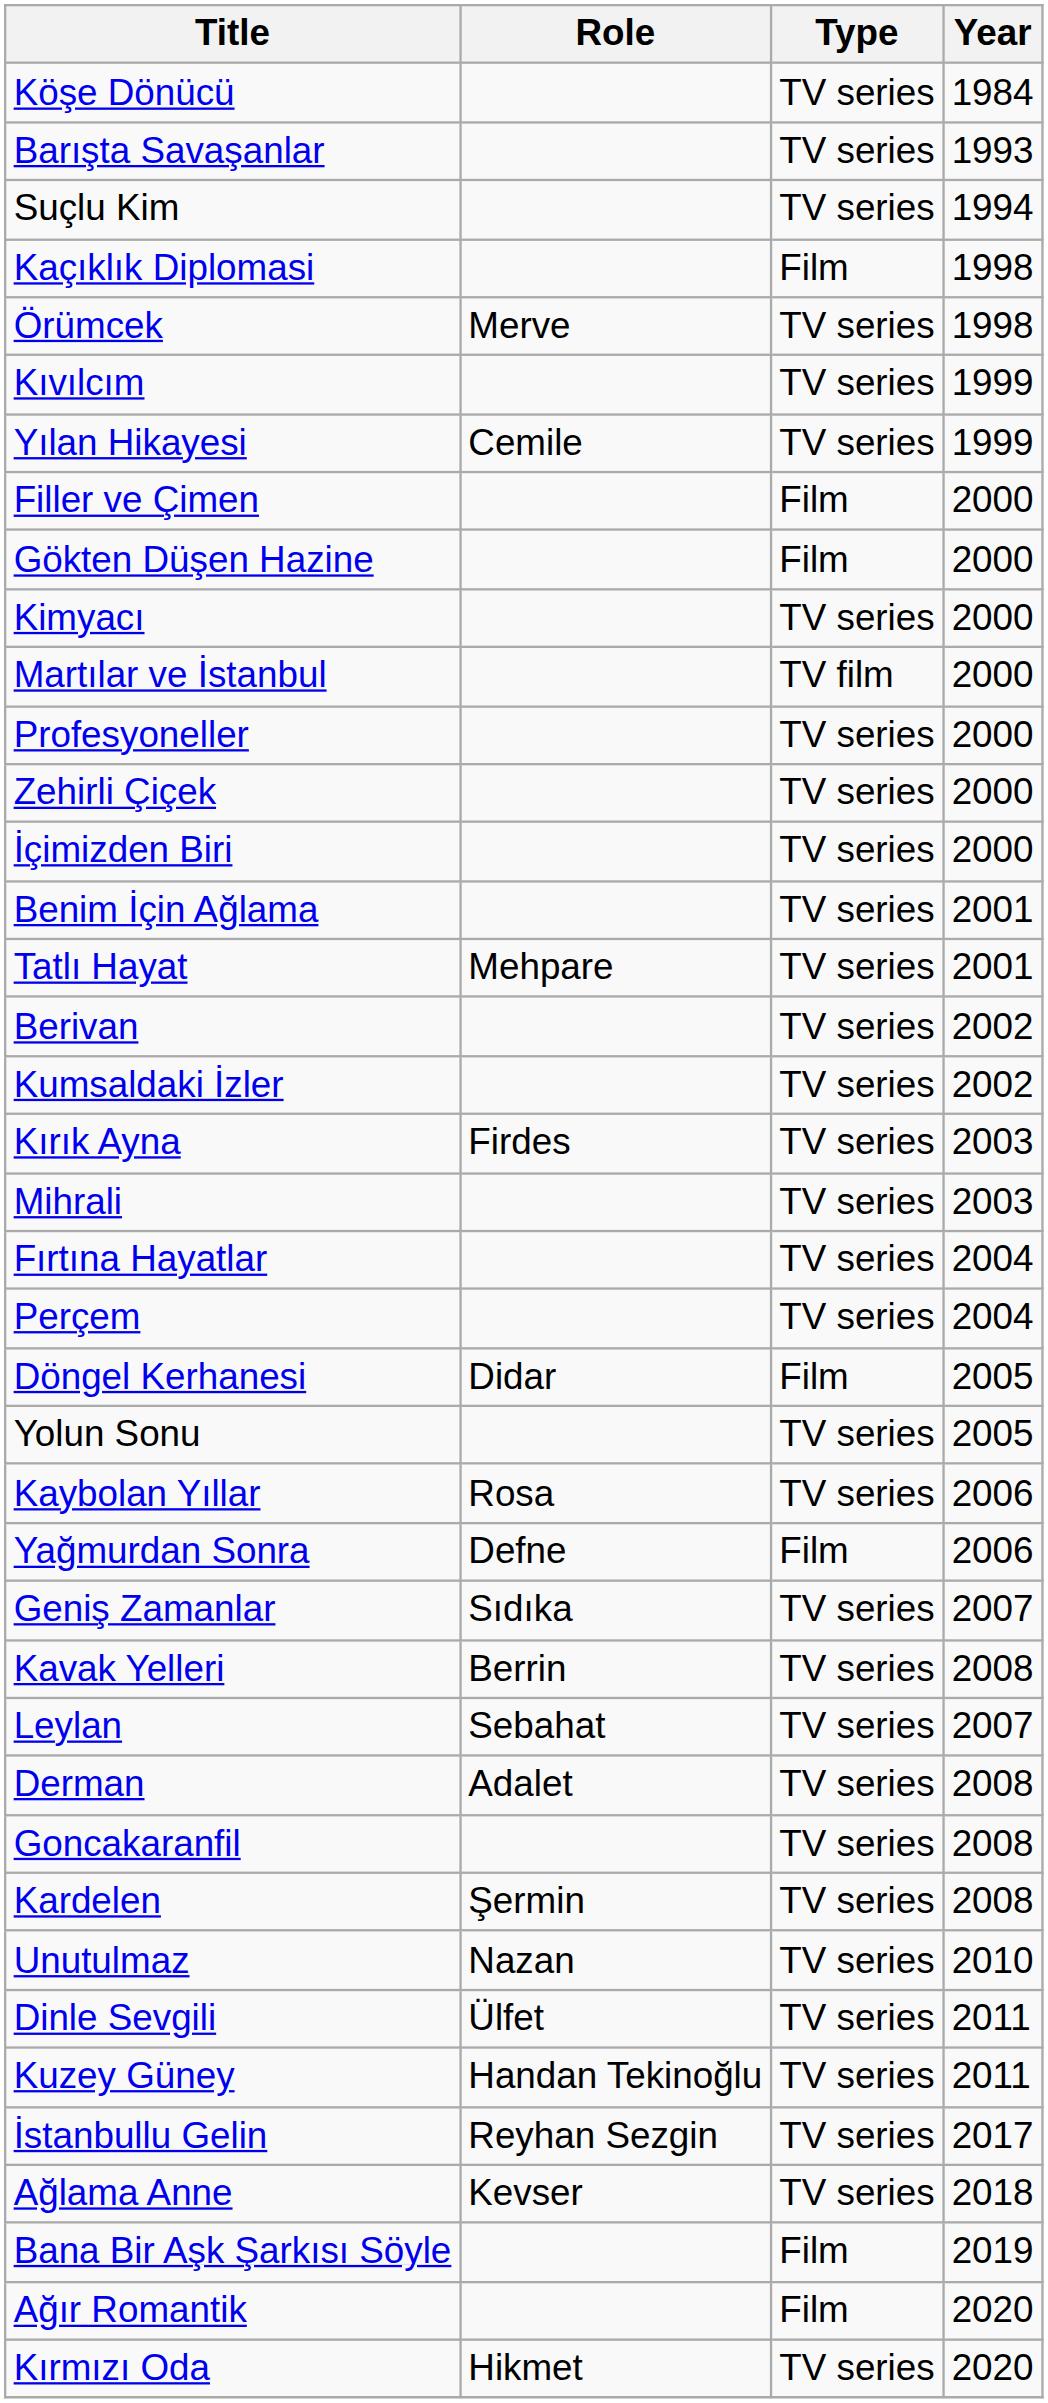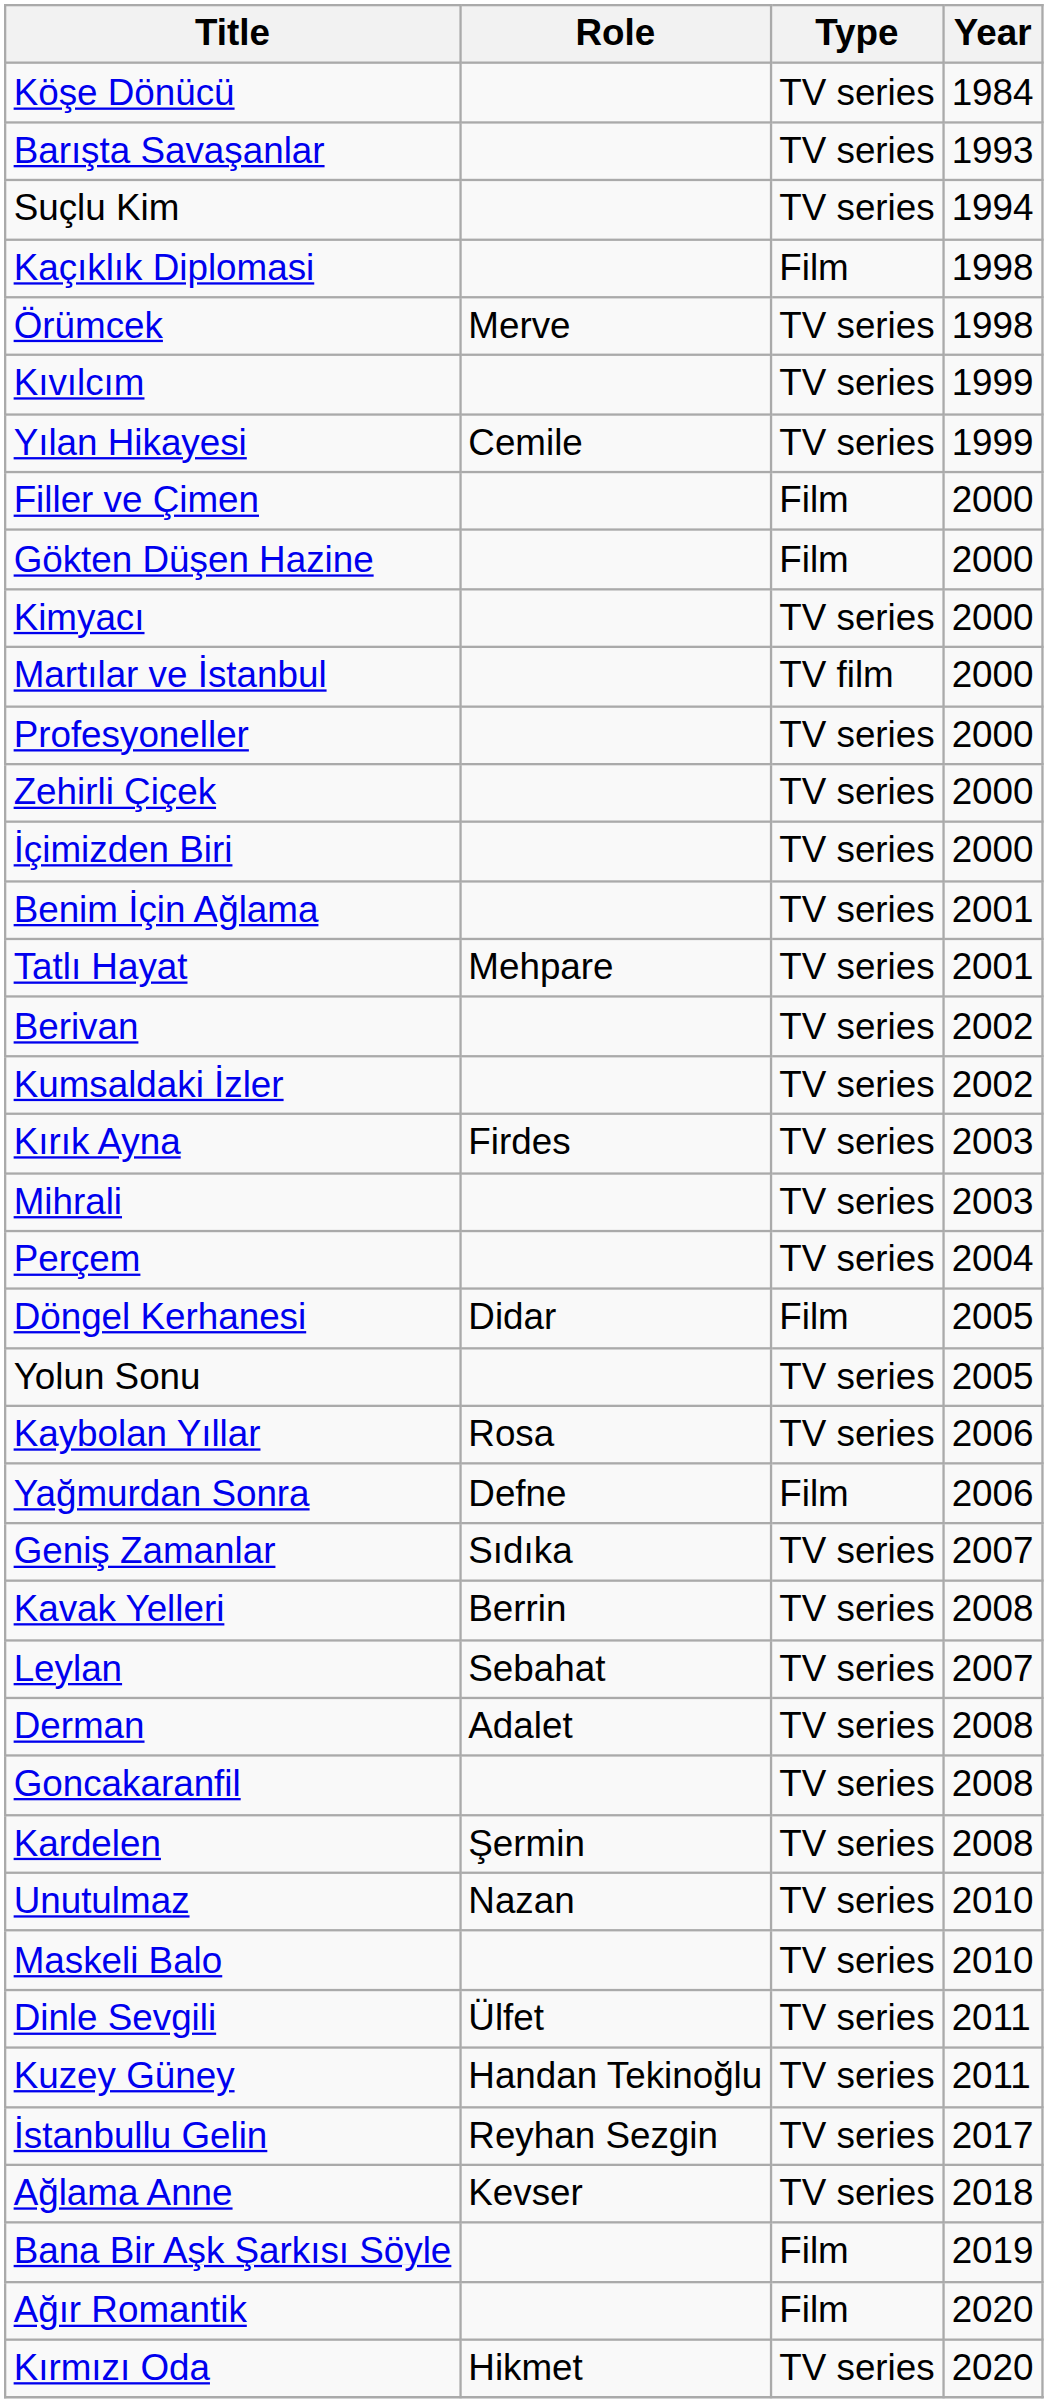- row: (140, 1259)
+ row: (118, 1959)
